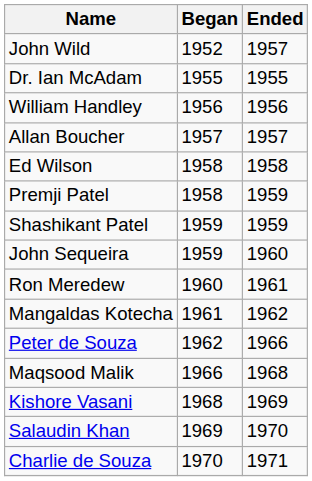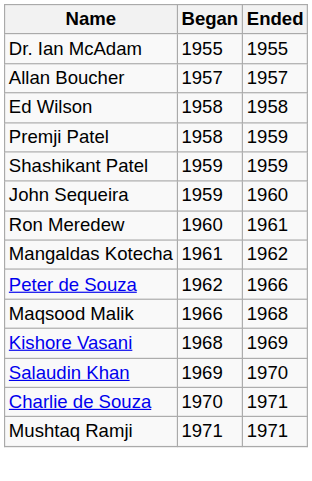- row: (50, 48)
- row: (75, 107)
+ row: (71, 431)
